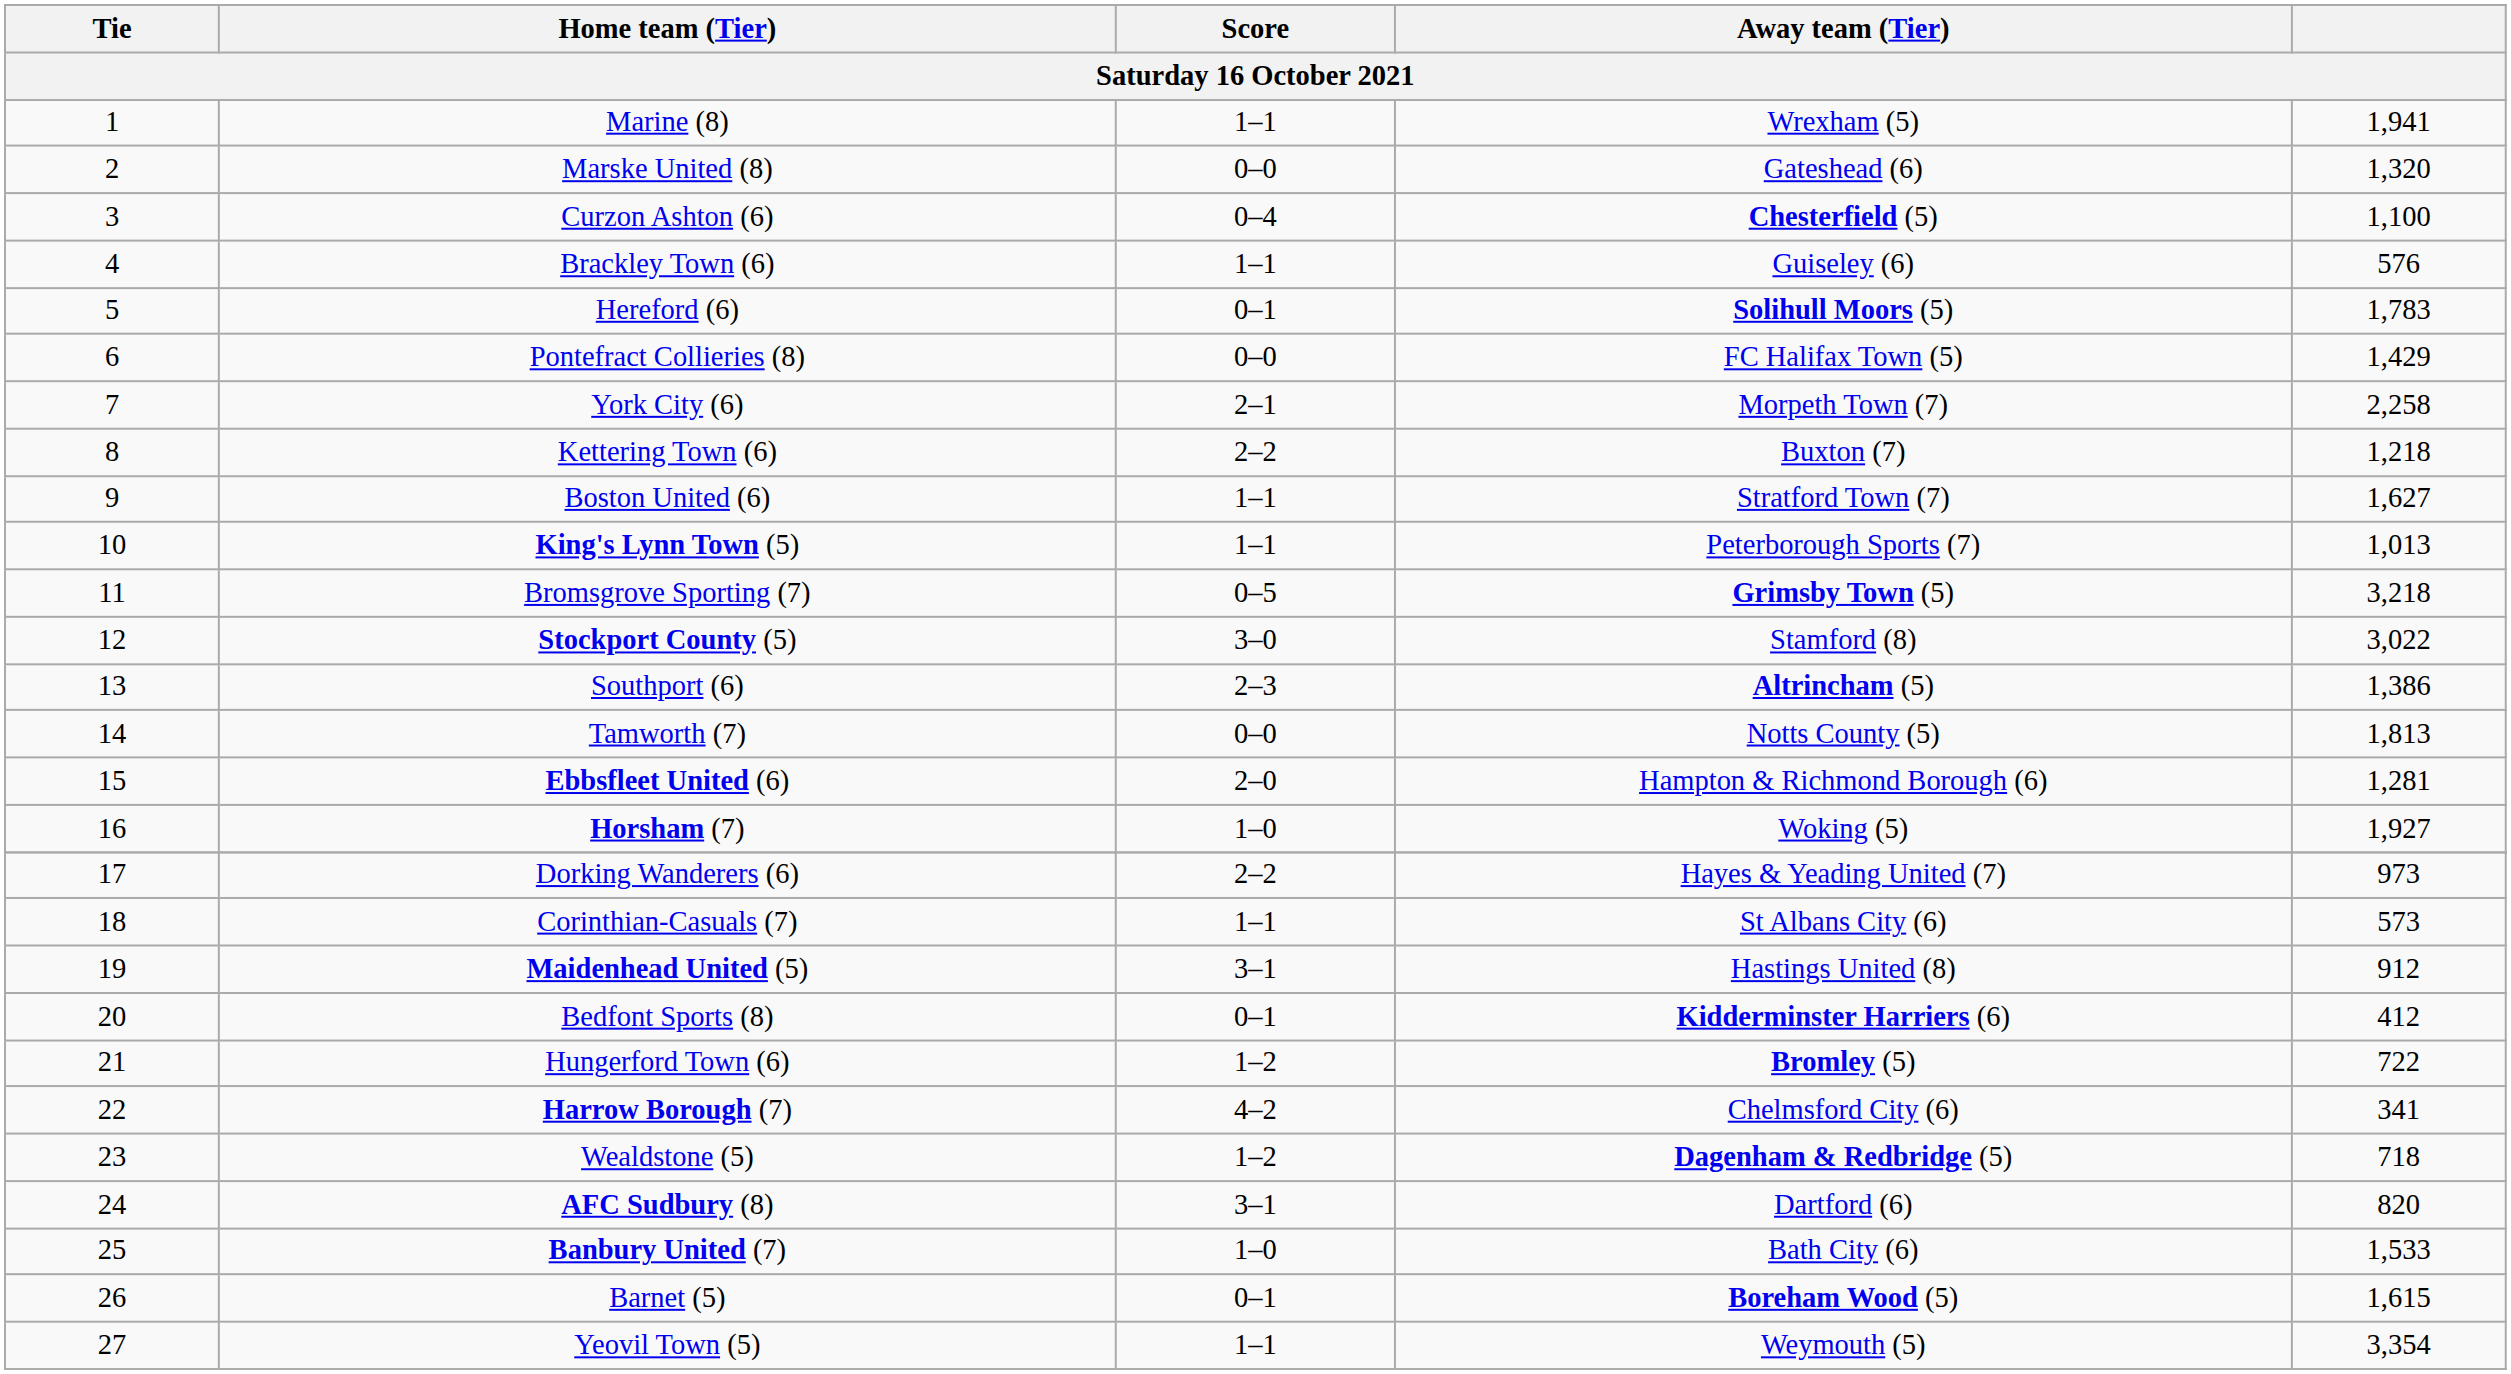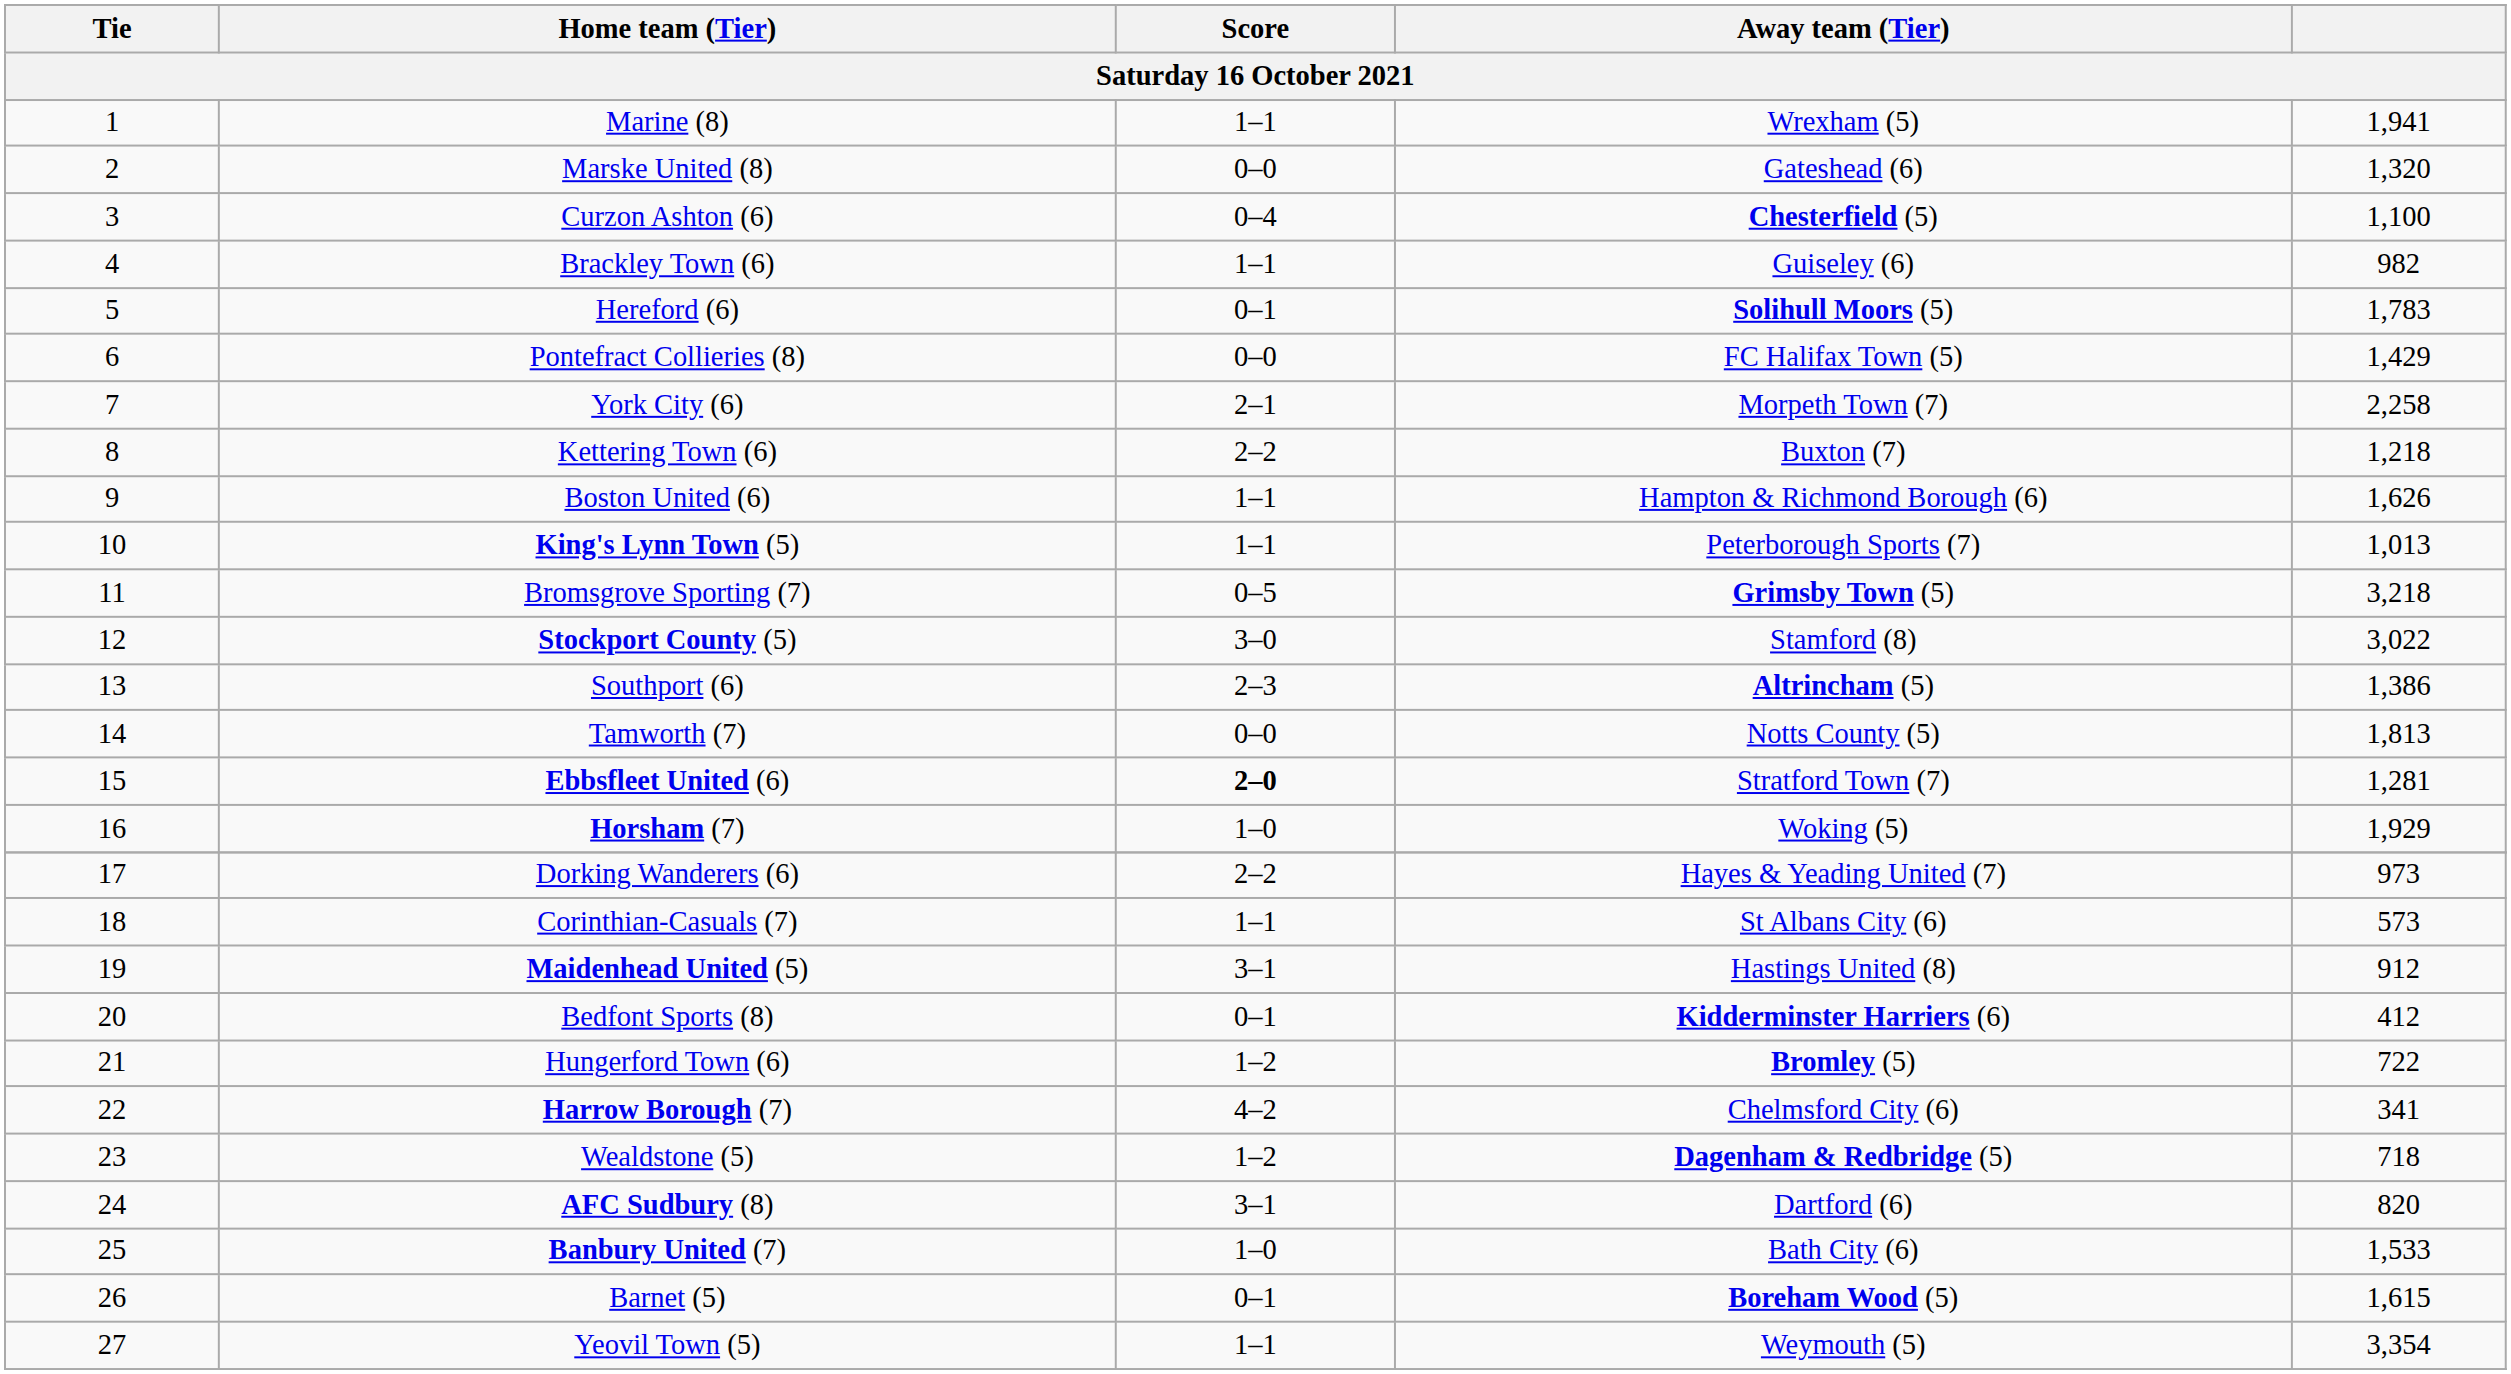(2399, 263) 576 -> (2399, 263) 982
(1843, 498) Stratford Town (7) -> (1843, 498) Hampton & Richmond Borough (6)
(2399, 498) 1,627 -> (2399, 498) 1,626
(1255, 780) normal -> (1255, 780) bold
(1843, 780) Hampton & Richmond Borough (6) -> (1843, 780) Stratford Town (7)
(2399, 827) 1,927 -> (2399, 827) 1,929
